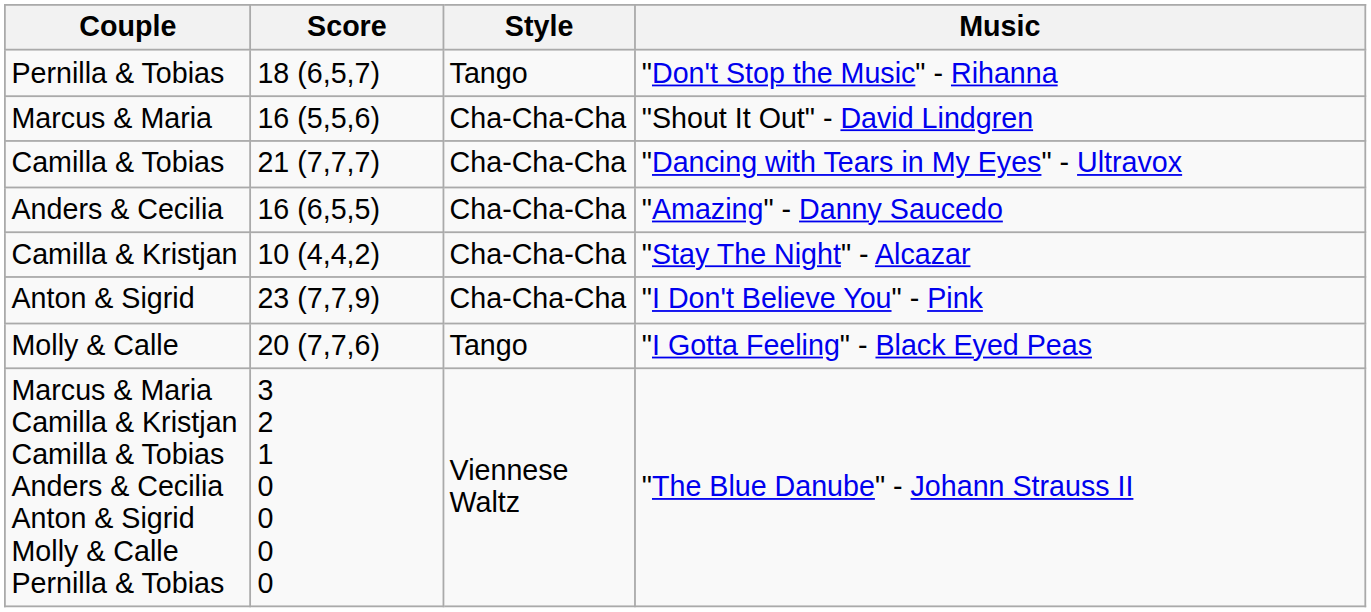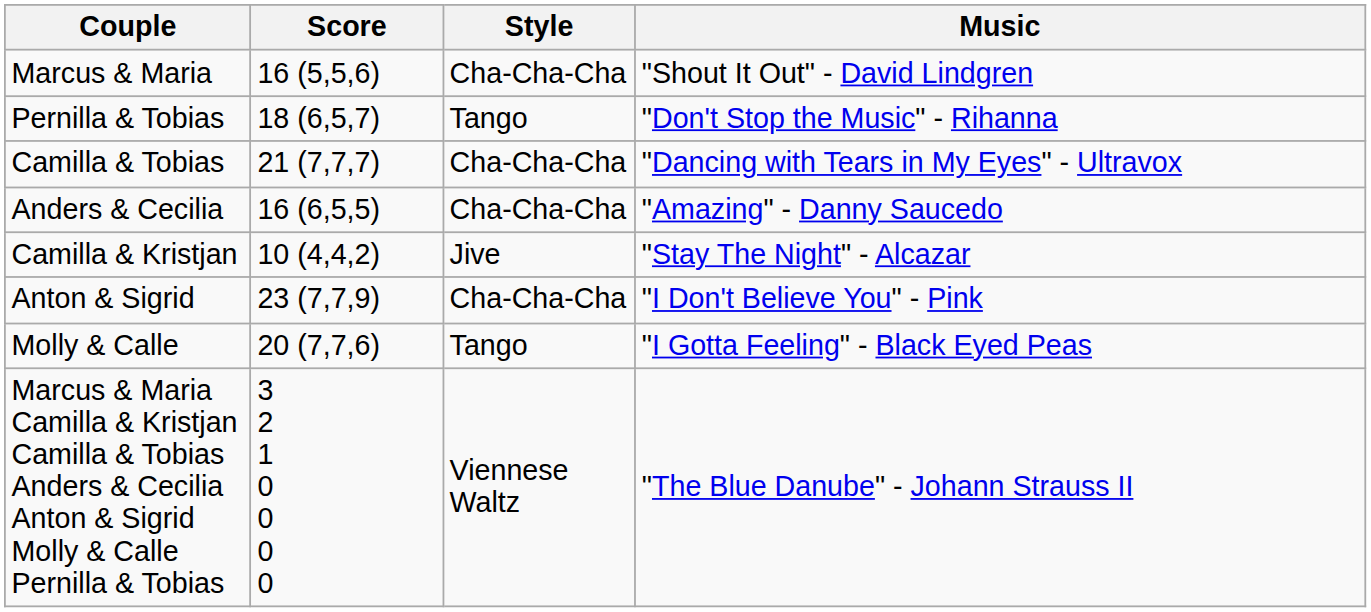rows swapped: (118, 72) <-> (112, 118)
(538, 254) Cha-Cha-Cha -> (475, 254) Jive
